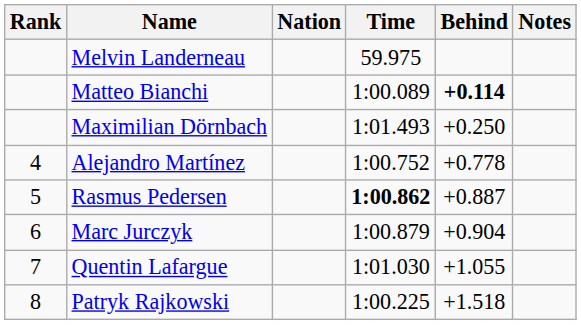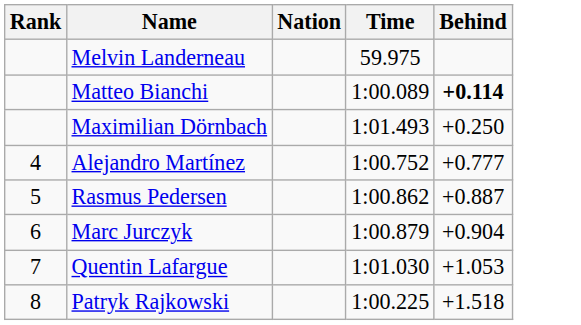- column: (545, 22)
(474, 162) +0.778 -> (473, 162) +0.777
(391, 197) bold -> (390, 197) normal
(474, 267) +1.055 -> (473, 267) +1.053
